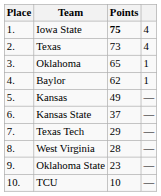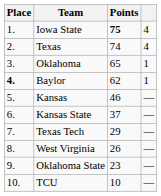(115, 47) 73 -> (115, 47) 74
(11, 81) normal -> (11, 81) bold
(115, 98) 49 -> (115, 98) 46
(115, 149) 28 -> (115, 149) 26
